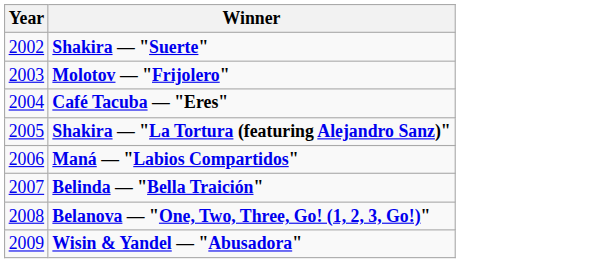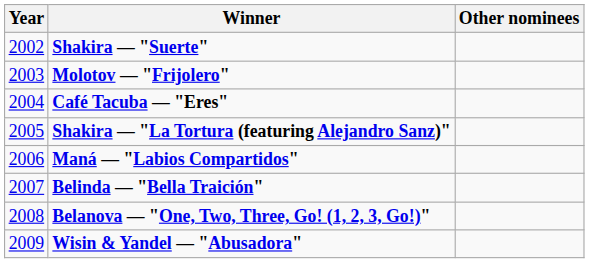+ column: (519, 18)
